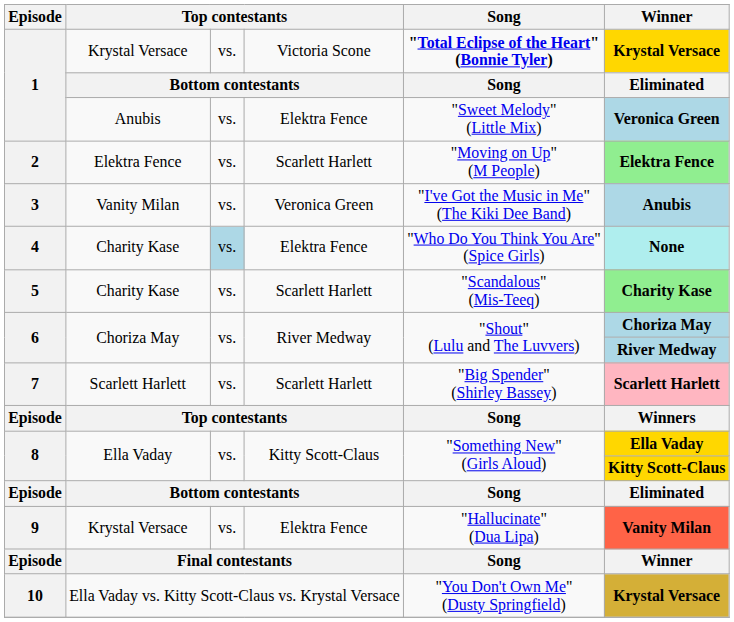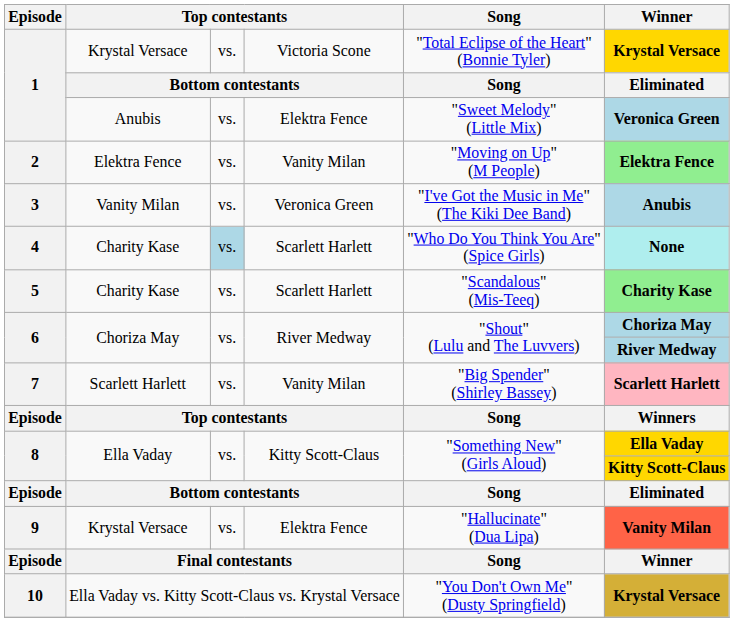(504, 51) bold -> (504, 51) normal
(324, 162) Scarlett Harlett -> (324, 162) Vanity Milan
(324, 247) Elektra Fence -> (324, 247) Scarlett Harlett
(324, 384) Scarlett Harlett -> (324, 384) Vanity Milan
